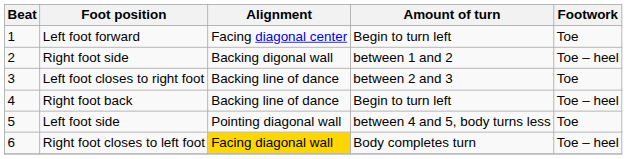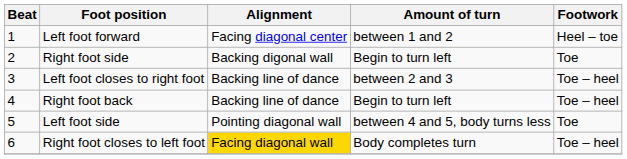(402, 36) Begin to turn left -> (403, 36) between 1 and 2
(568, 36) Toe -> (587, 36) Heel – toe
(403, 57) between 1 and 2 -> (402, 57) Begin to turn left
(588, 57) Toe – heel -> (568, 57) Toe
(568, 79) Toe -> (588, 79) Toe – heel
